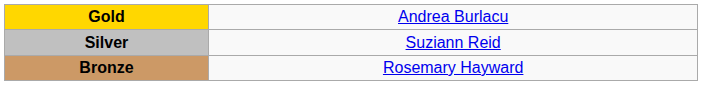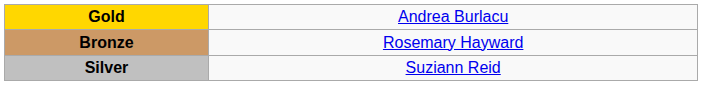rows swapped: (106, 42) <-> (106, 67)
